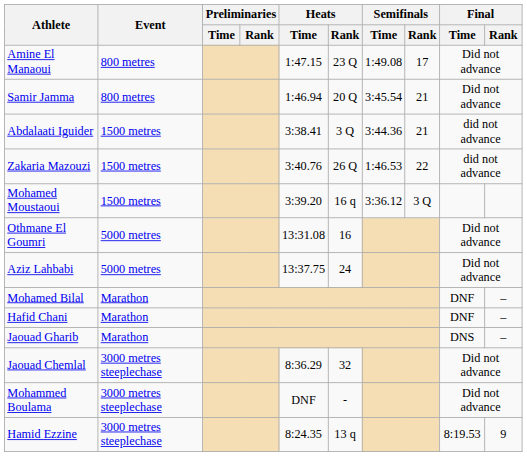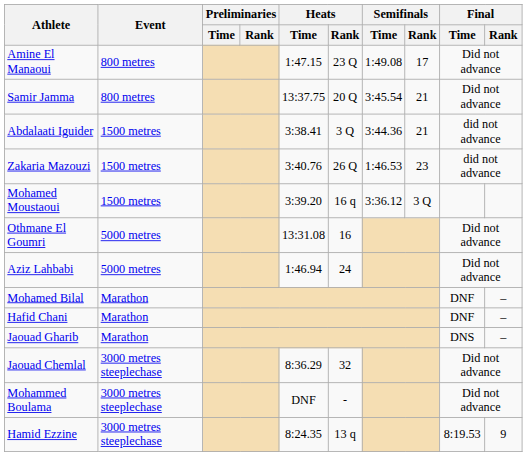(303, 97) 1:46.94 -> (303, 97) 13:37.75
(422, 166) 22 -> (422, 166) 23
(303, 270) 13:37.75 -> (303, 270) 1:46.94
